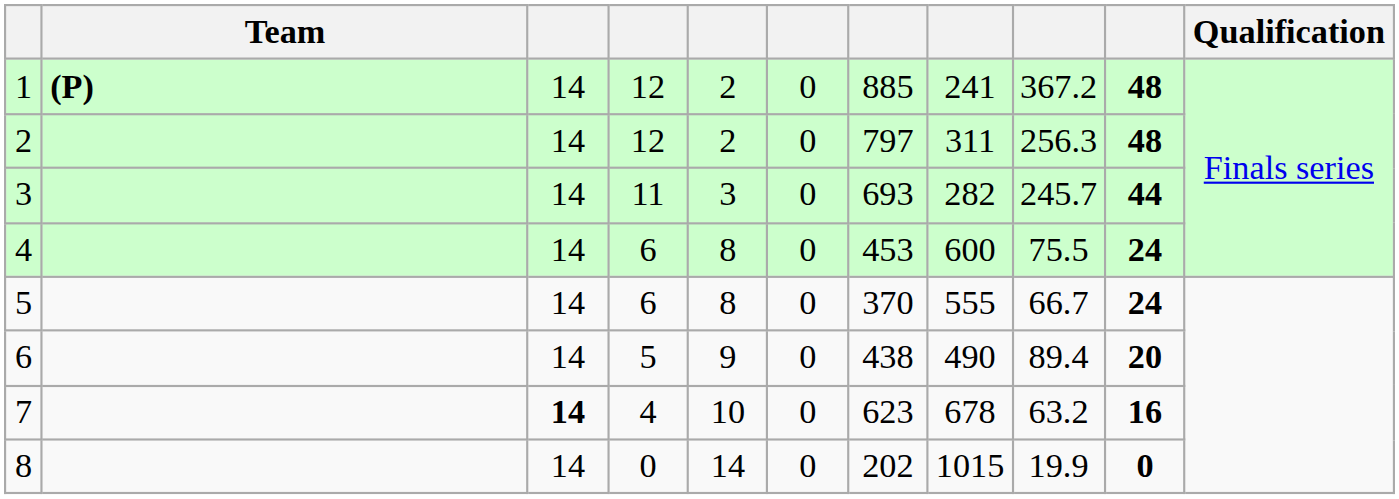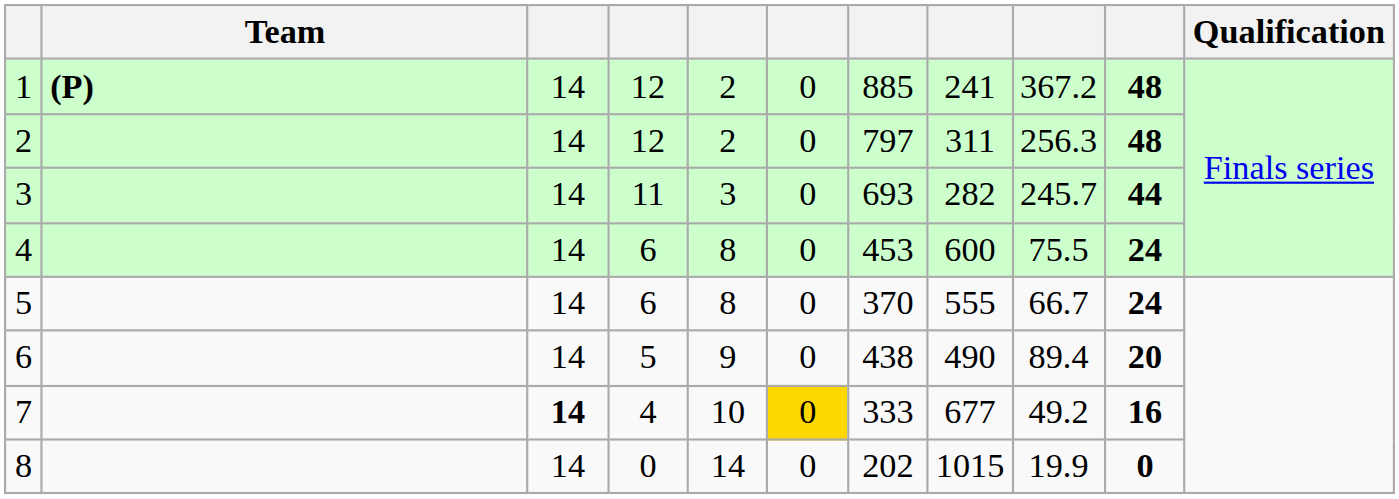(808, 411) no background -> (808, 411) gold background
(888, 411) 623 -> (888, 411) 333
(970, 411) 678 -> (970, 411) 677
(1059, 411) 63.2 -> (1059, 411) 49.2
